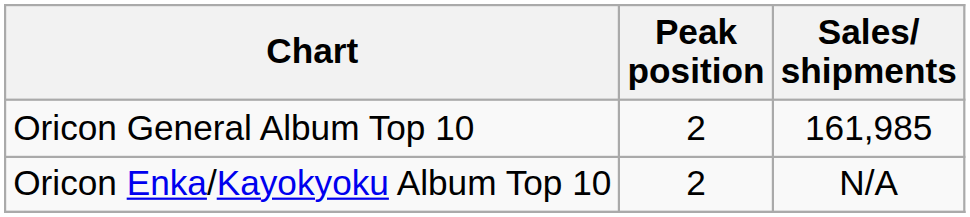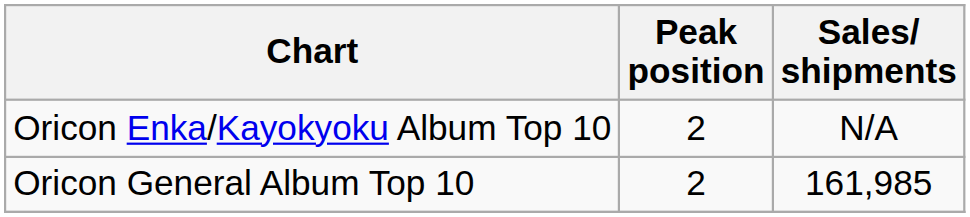rows swapped: (244, 127) <-> (312, 183)
